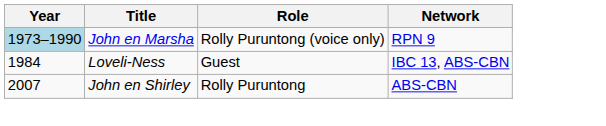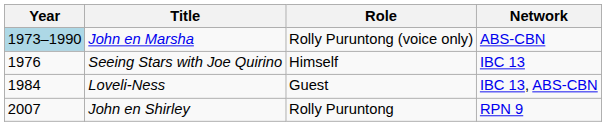(413, 39) RPN 9 -> (513, 39) ABS-CBN
+ row: (185, 62)
(424, 86) ABS-CBN -> (502, 109) RPN 9
